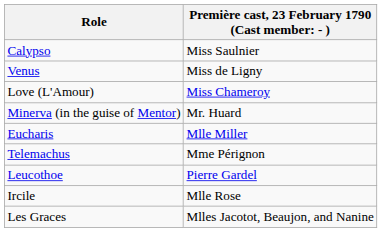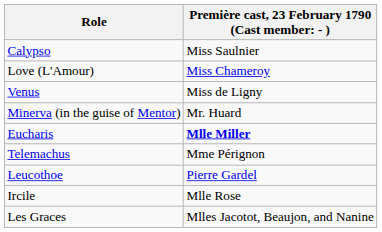rows swapped: (23, 71) <-> (51, 92)
(217, 133) normal -> (218, 133) bold
